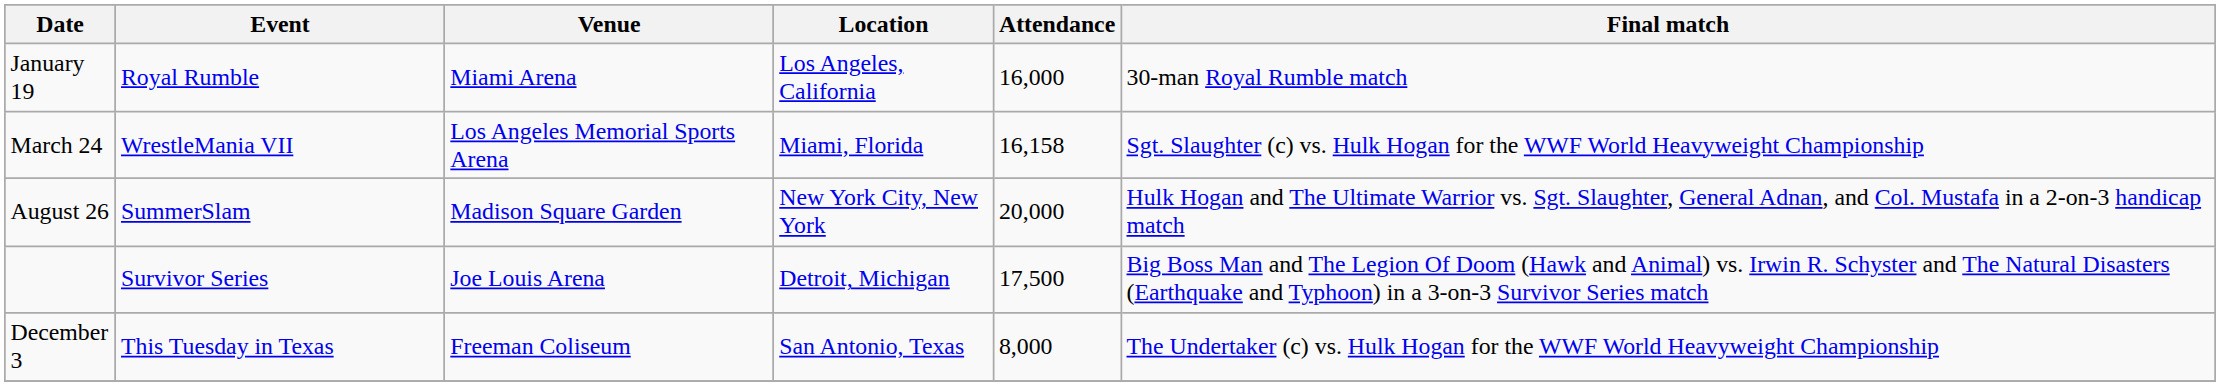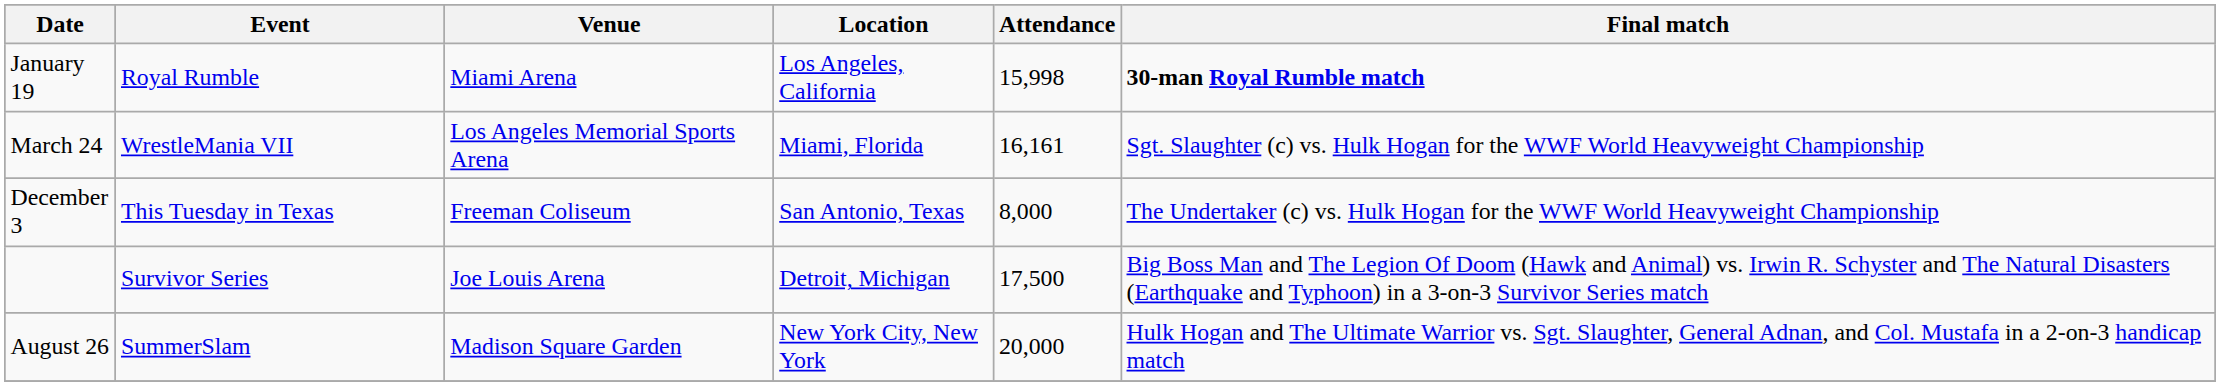(1032, 76) 16,000 -> (1032, 76) 15,998
(1267, 76) normal -> (1276, 76) bold
(1032, 144) 16,158 -> (1032, 144) 16,161
rows swapped: (60, 211) <-> (59, 346)
